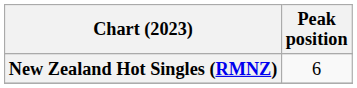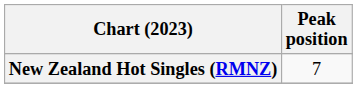(317, 68) 6 -> (317, 68) 7
